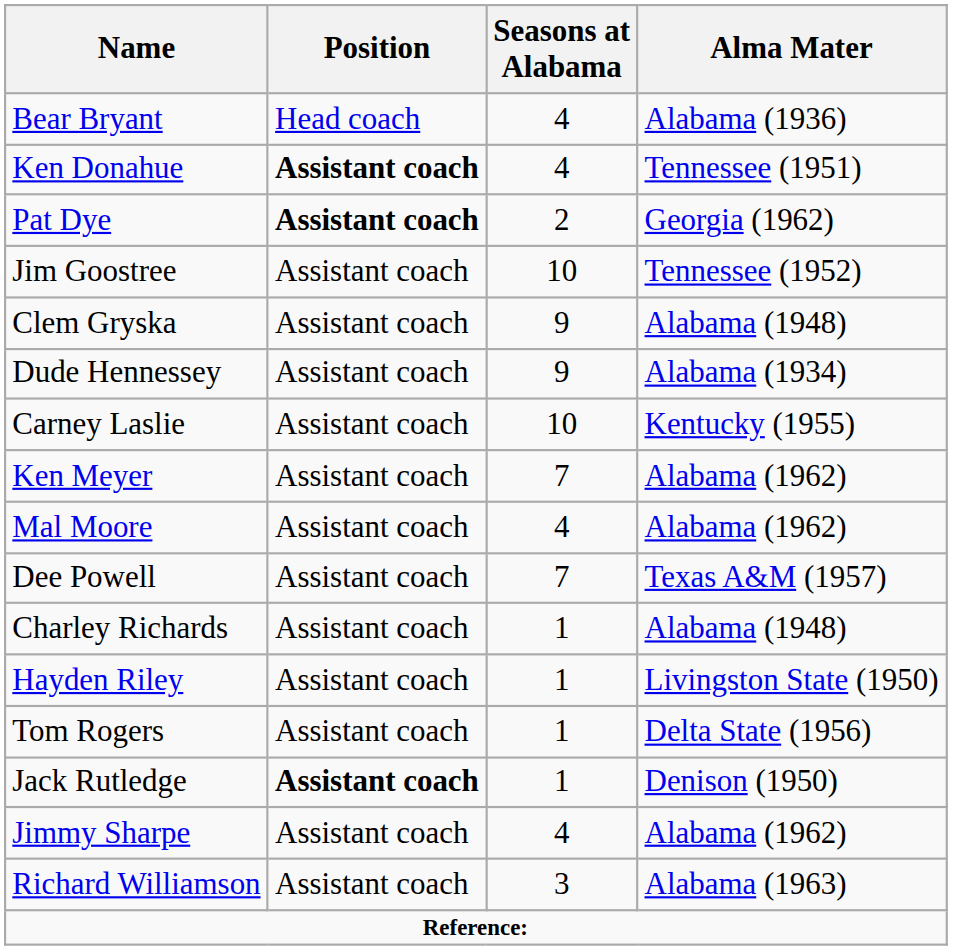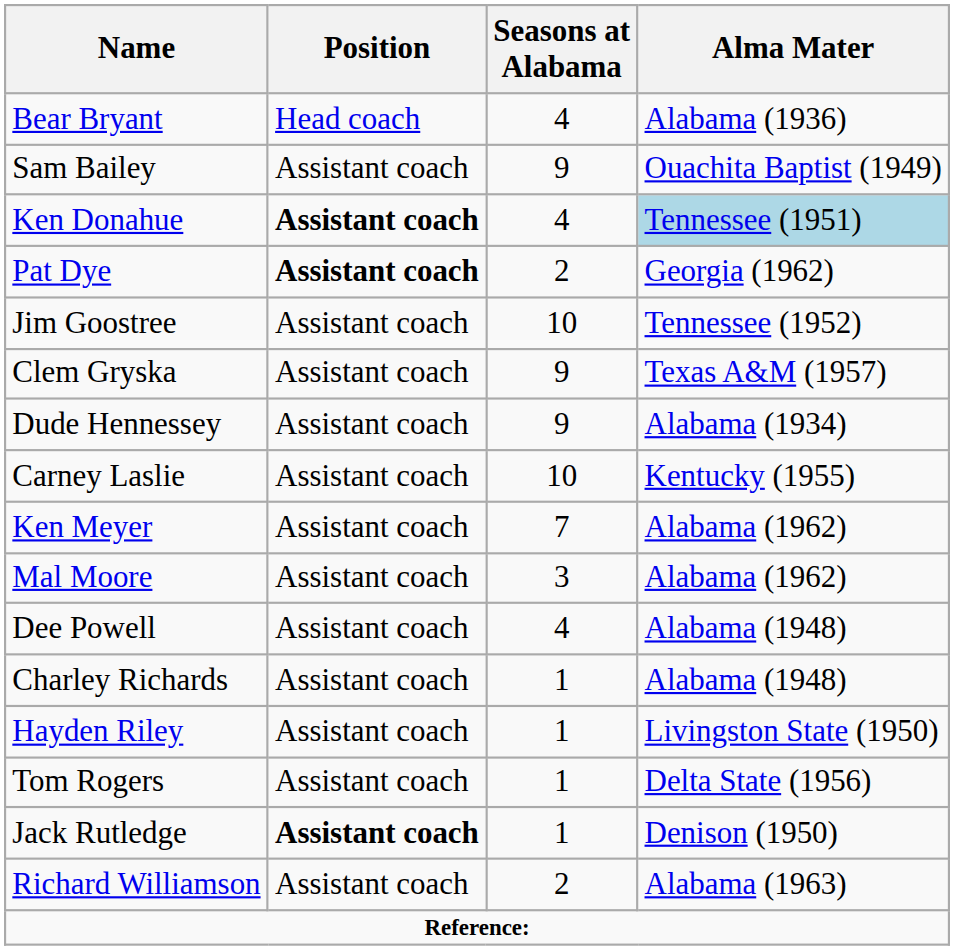+ row: (84, 169)
(753, 169) no background -> (753, 220) lightblue background
(745, 322) Alabama (1948) -> (765, 373) Texas A&M (1957)
(562, 526) 4 -> (562, 577) 3
(562, 577) 7 -> (562, 628) 4
(765, 577) Texas A&M (1957) -> (745, 628) Alabama (1948)
- row: (101, 832)
(562, 883) 3 -> (562, 883) 2
